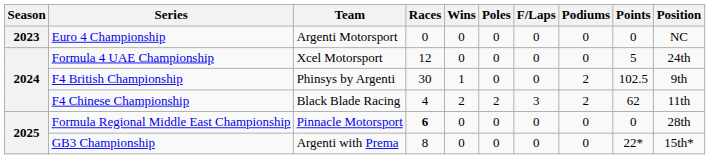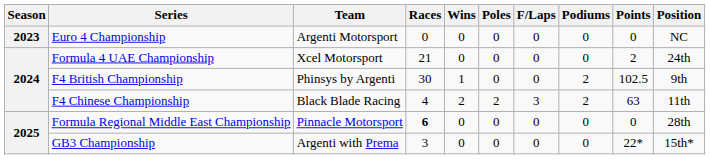(425, 58) 12 -> (425, 58) 21
(633, 58) 5 -> (633, 58) 2
(633, 101) 62 -> (633, 101) 63
(425, 143) 8 -> (425, 143) 3
